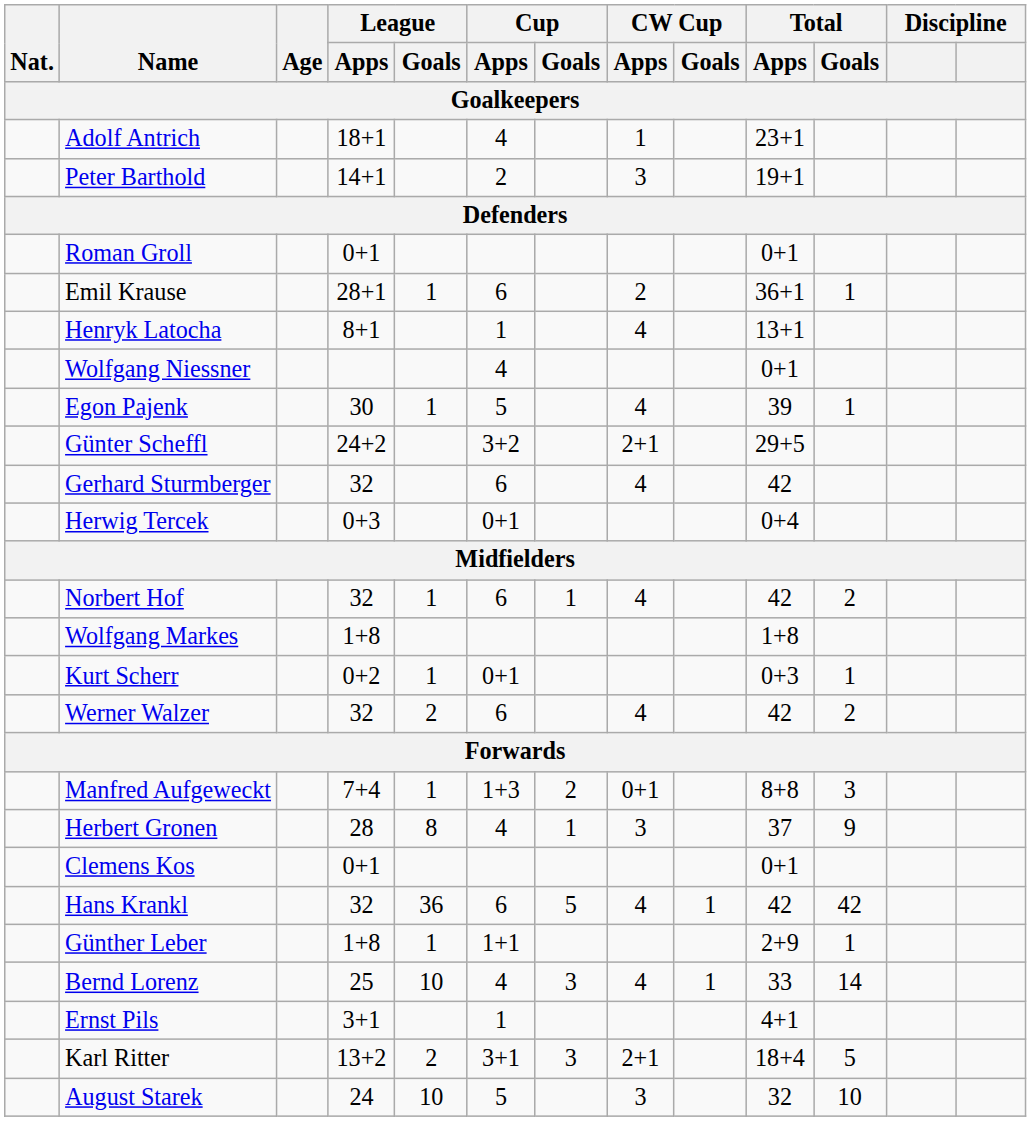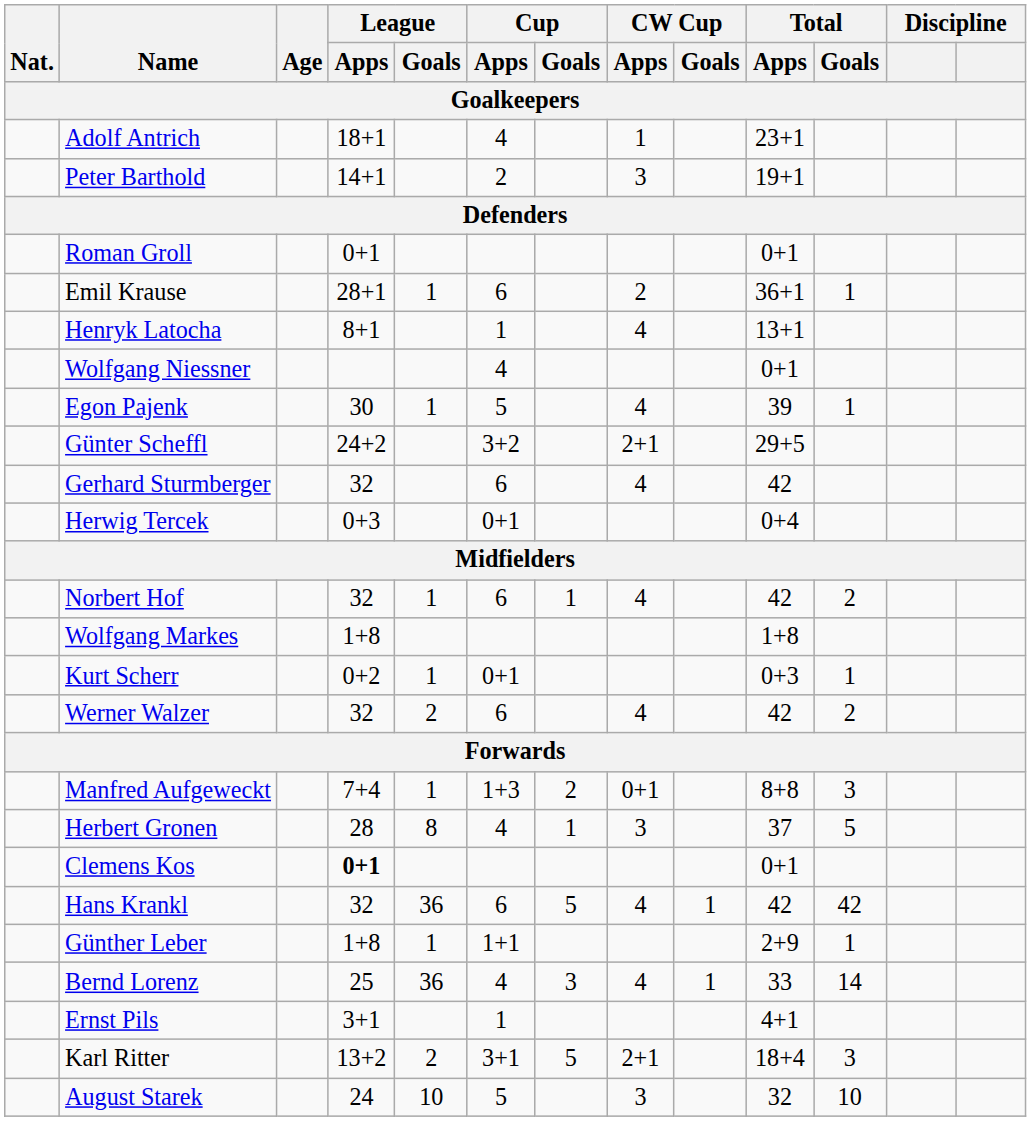(850, 828) 9 -> (850, 828) 5
(361, 866) normal -> (361, 866) bold
(431, 981) 10 -> (431, 981) 36
(571, 1058) 3 -> (571, 1058) 5
(850, 1058) 5 -> (850, 1058) 3
